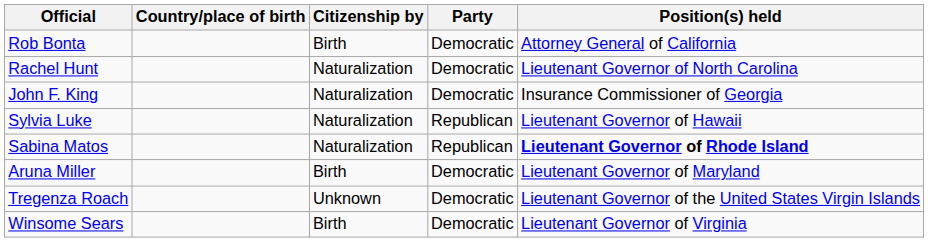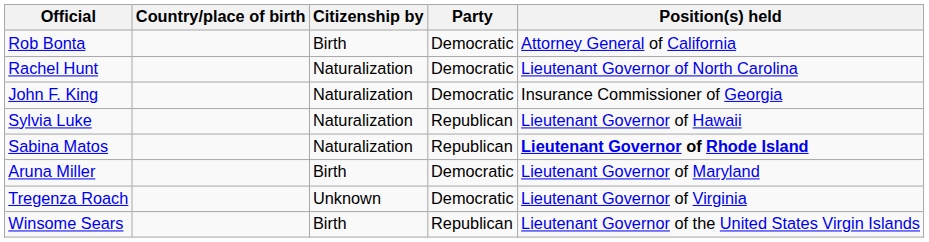(721, 198) Lieutenant Governor of the United States Virgin Islands -> (634, 198) Lieutenant Governor of Virginia
(472, 224) Democratic -> (472, 224) Republican
(634, 224) Lieutenant Governor of Virginia -> (721, 224) Lieutenant Governor of the United States Virgin Islands
